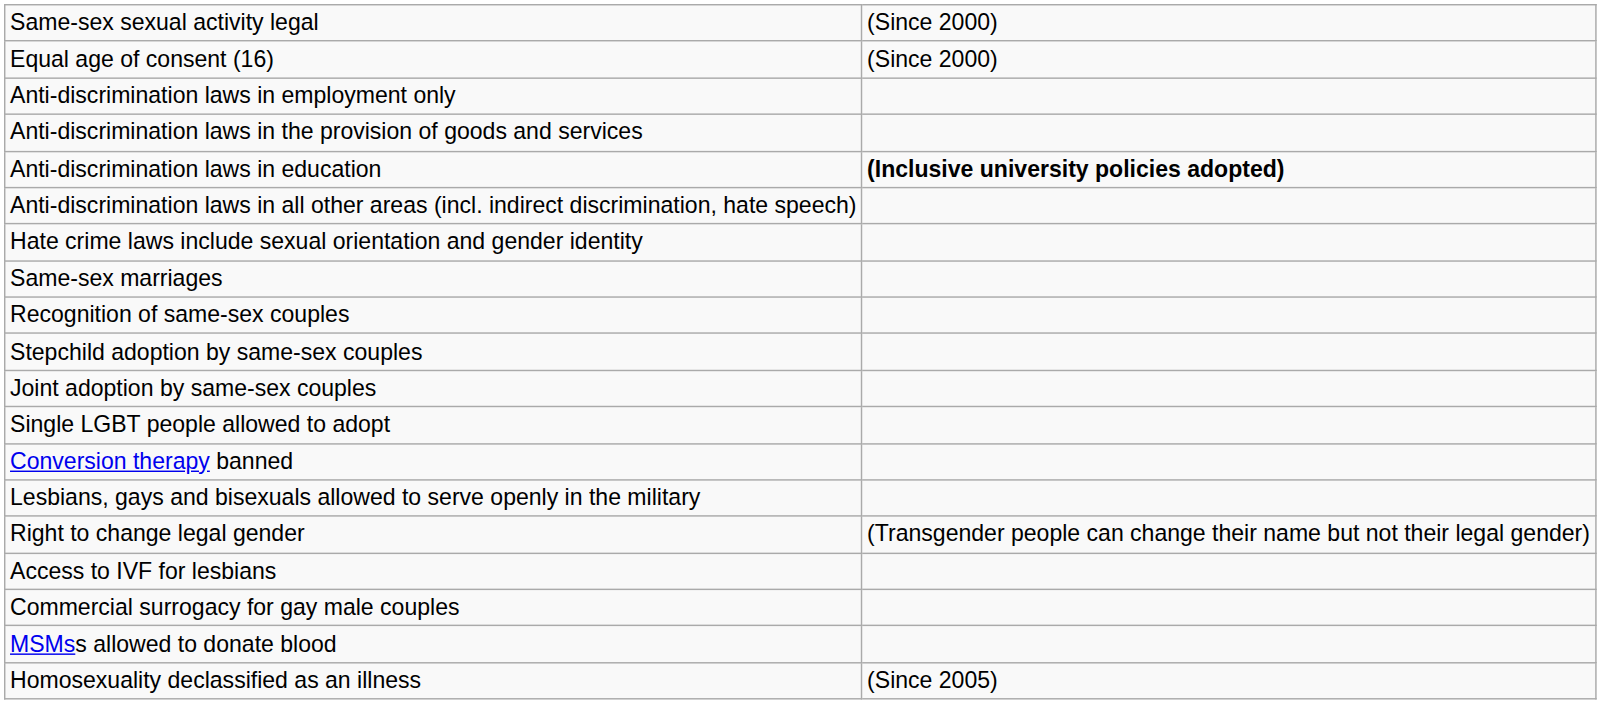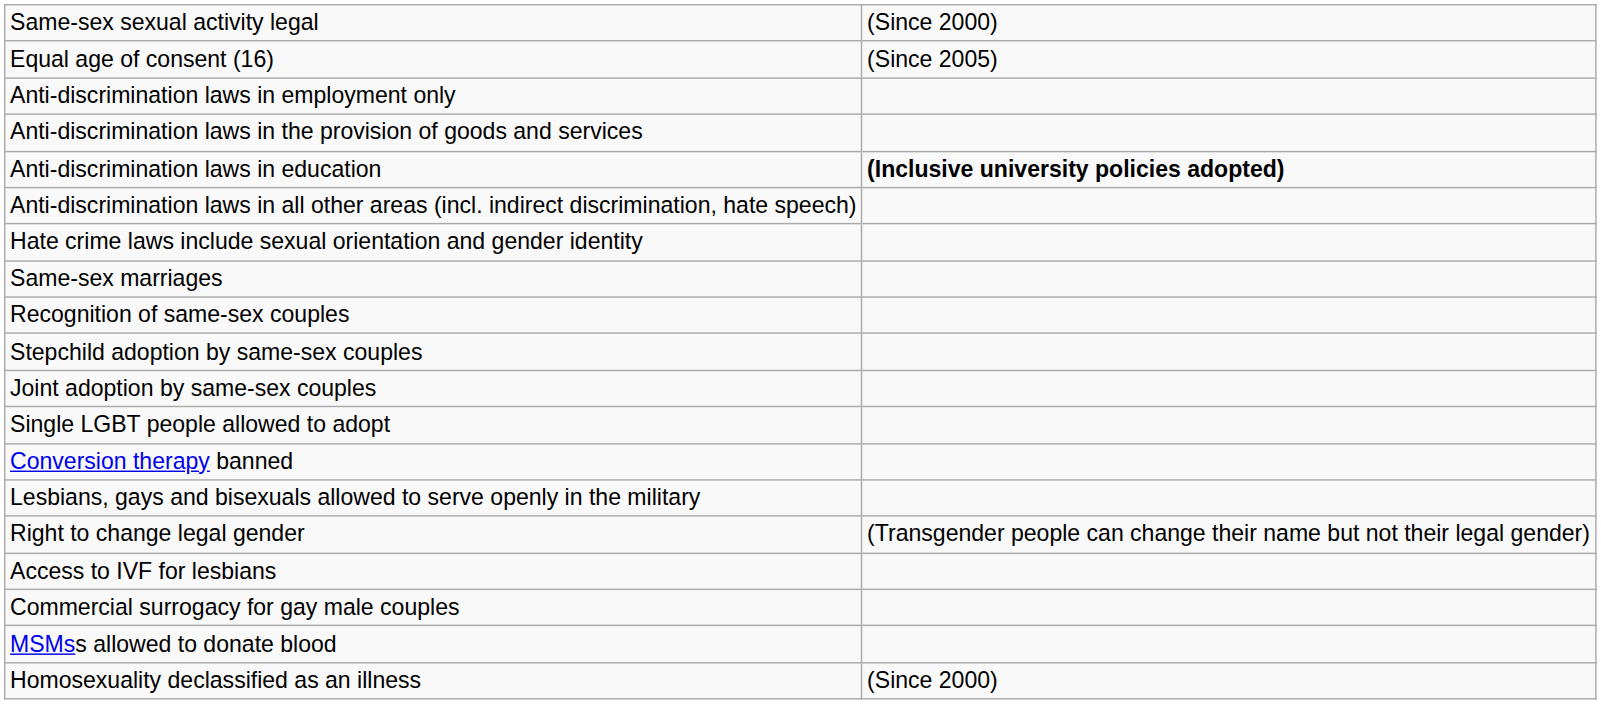(932, 59) (Since 2000) -> (932, 59) (Since 2005)
(932, 680) (Since 2005) -> (932, 680) (Since 2000)
